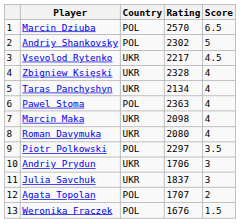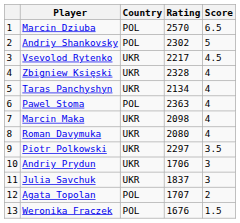(131, 149) POL -> (131, 149) UKR
